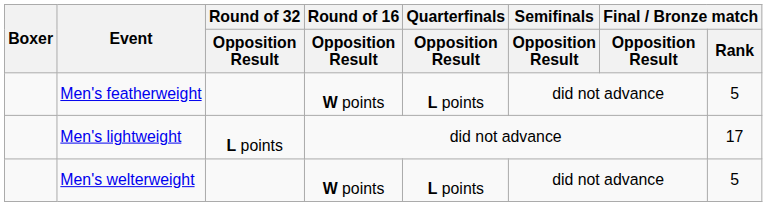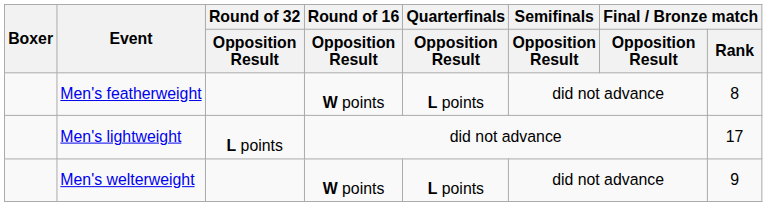(735, 94) 5 -> (735, 94) 8
(735, 179) 5 -> (735, 179) 9
